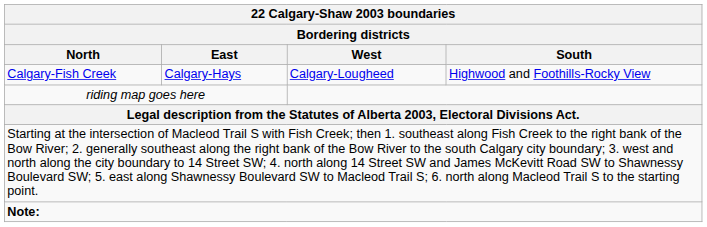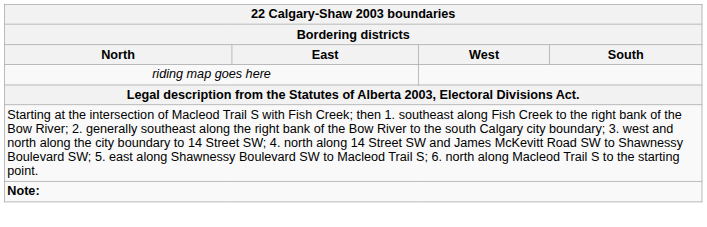- row: (62, 74)
